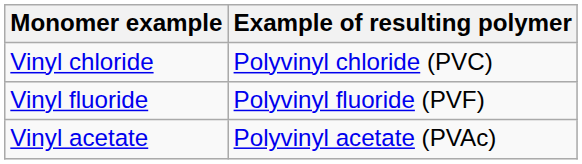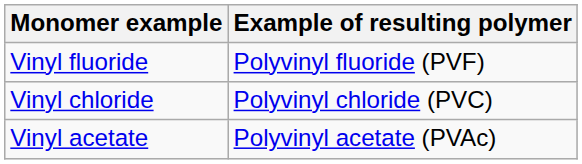rows swapped: (82, 61) <-> (79, 100)
